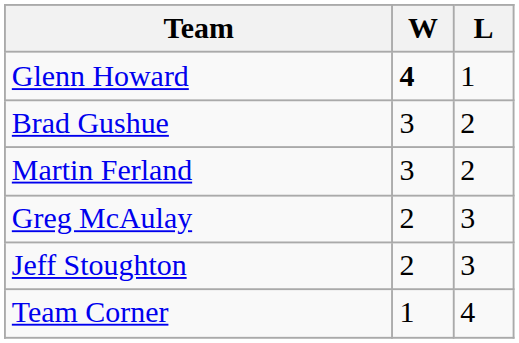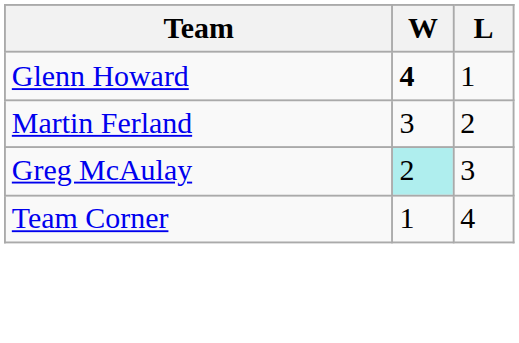- row: (90, 123)
(407, 218) no background -> (407, 170) paleturquoise background
- row: (99, 265)
